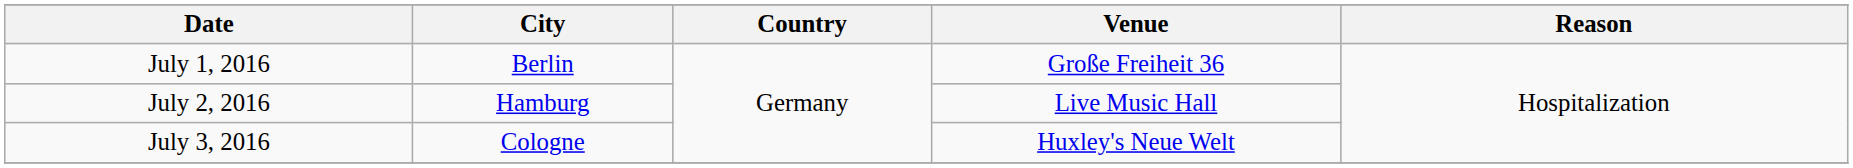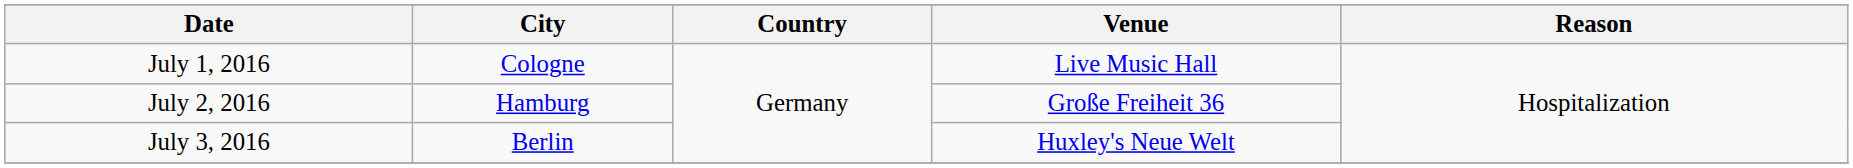(543, 63) Berlin -> (543, 63) Cologne
(1136, 63) Große Freiheit 36 -> (1136, 63) Live Music Hall
(1136, 102) Live Music Hall -> (1136, 102) Große Freiheit 36
(543, 142) Cologne -> (543, 142) Berlin
